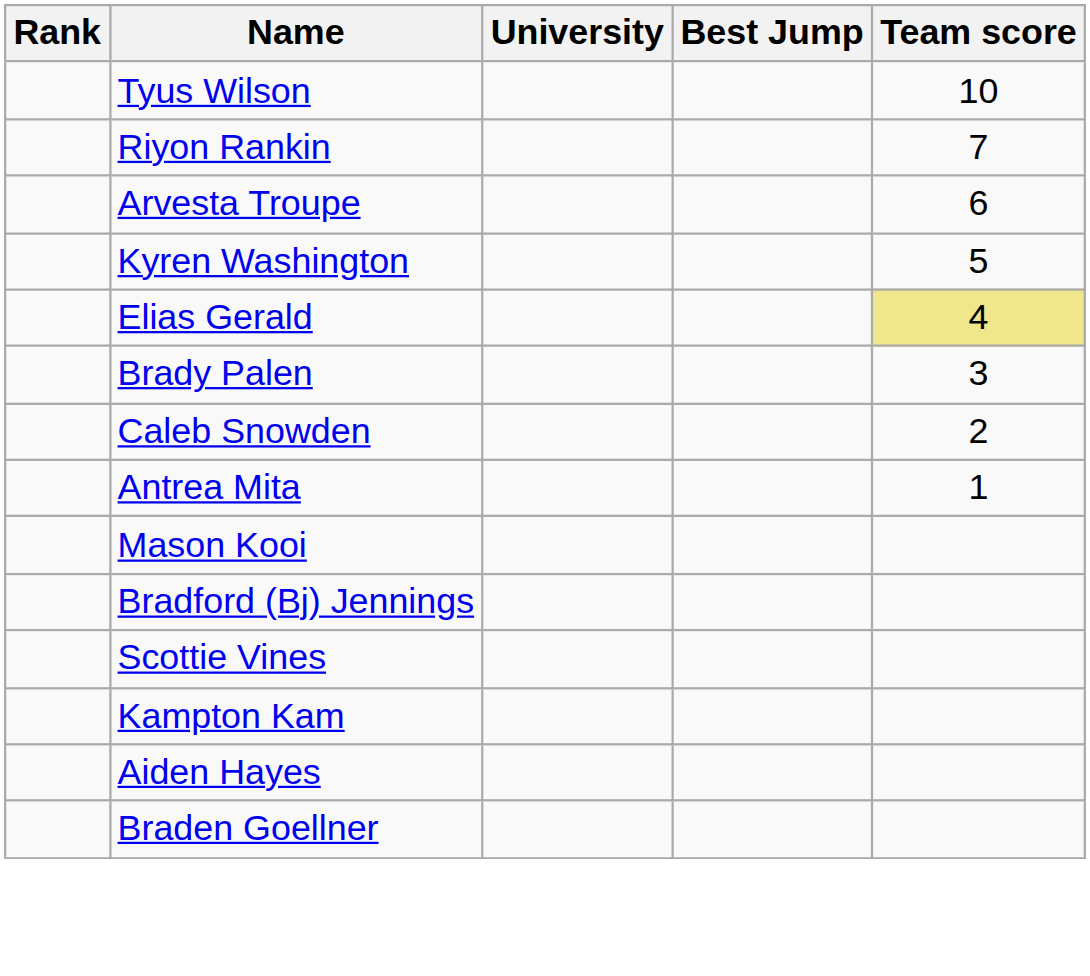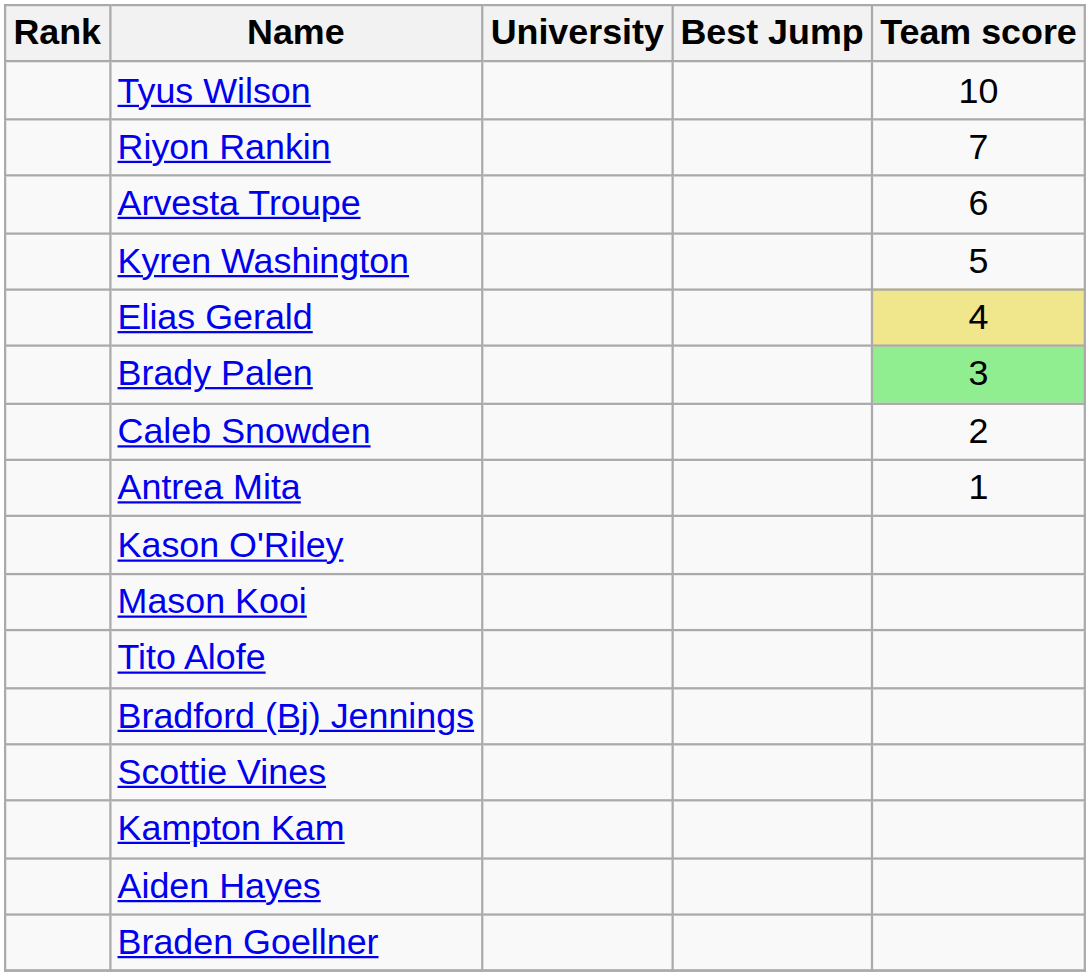(979, 373) no background -> (979, 373) lightgreen background
+ row: (231, 544)
+ row: (192, 658)
